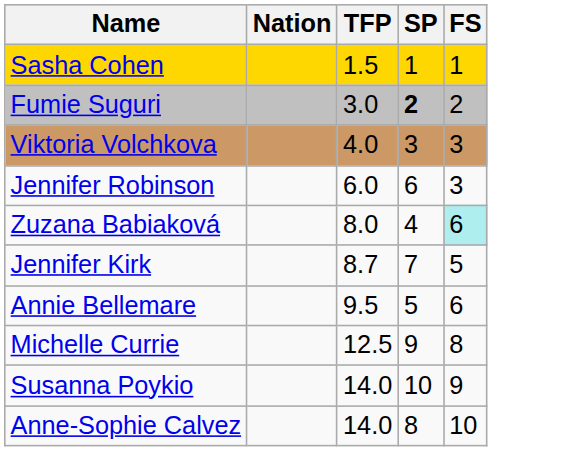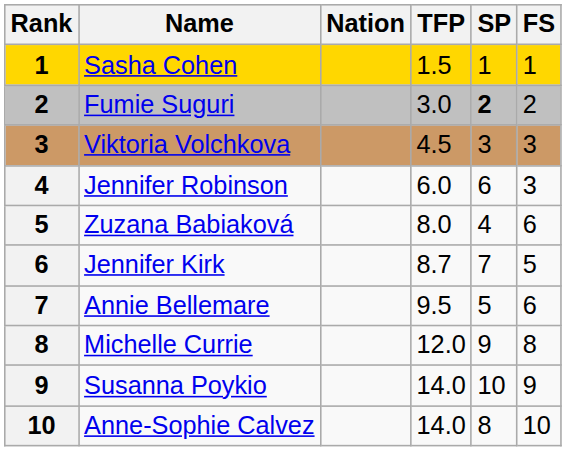+ column: (42, 24)
(361, 144) 4.0 -> (434, 144) 4.5
(456, 225) paleturquoise background -> (530, 225) no background
(368, 345) 12.5 -> (441, 345) 12.0
